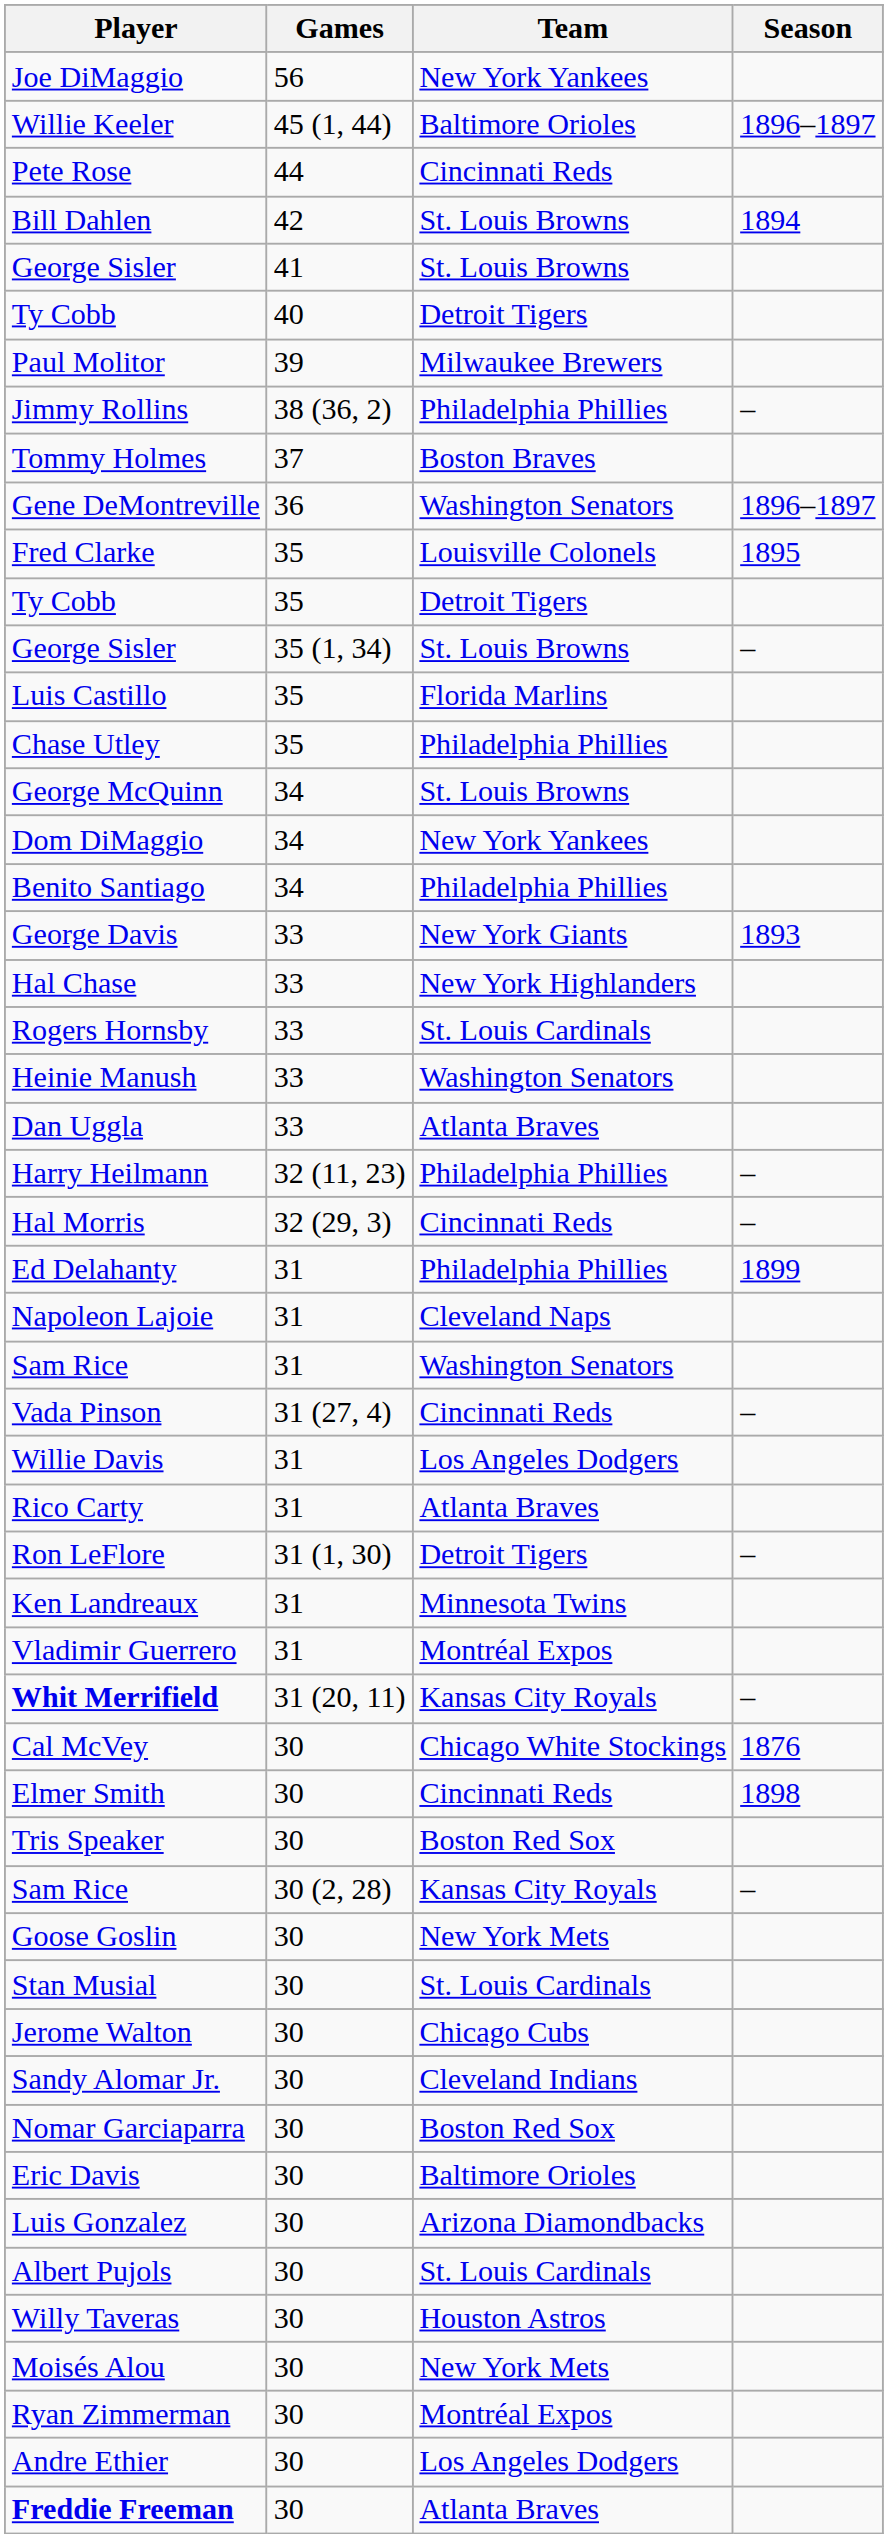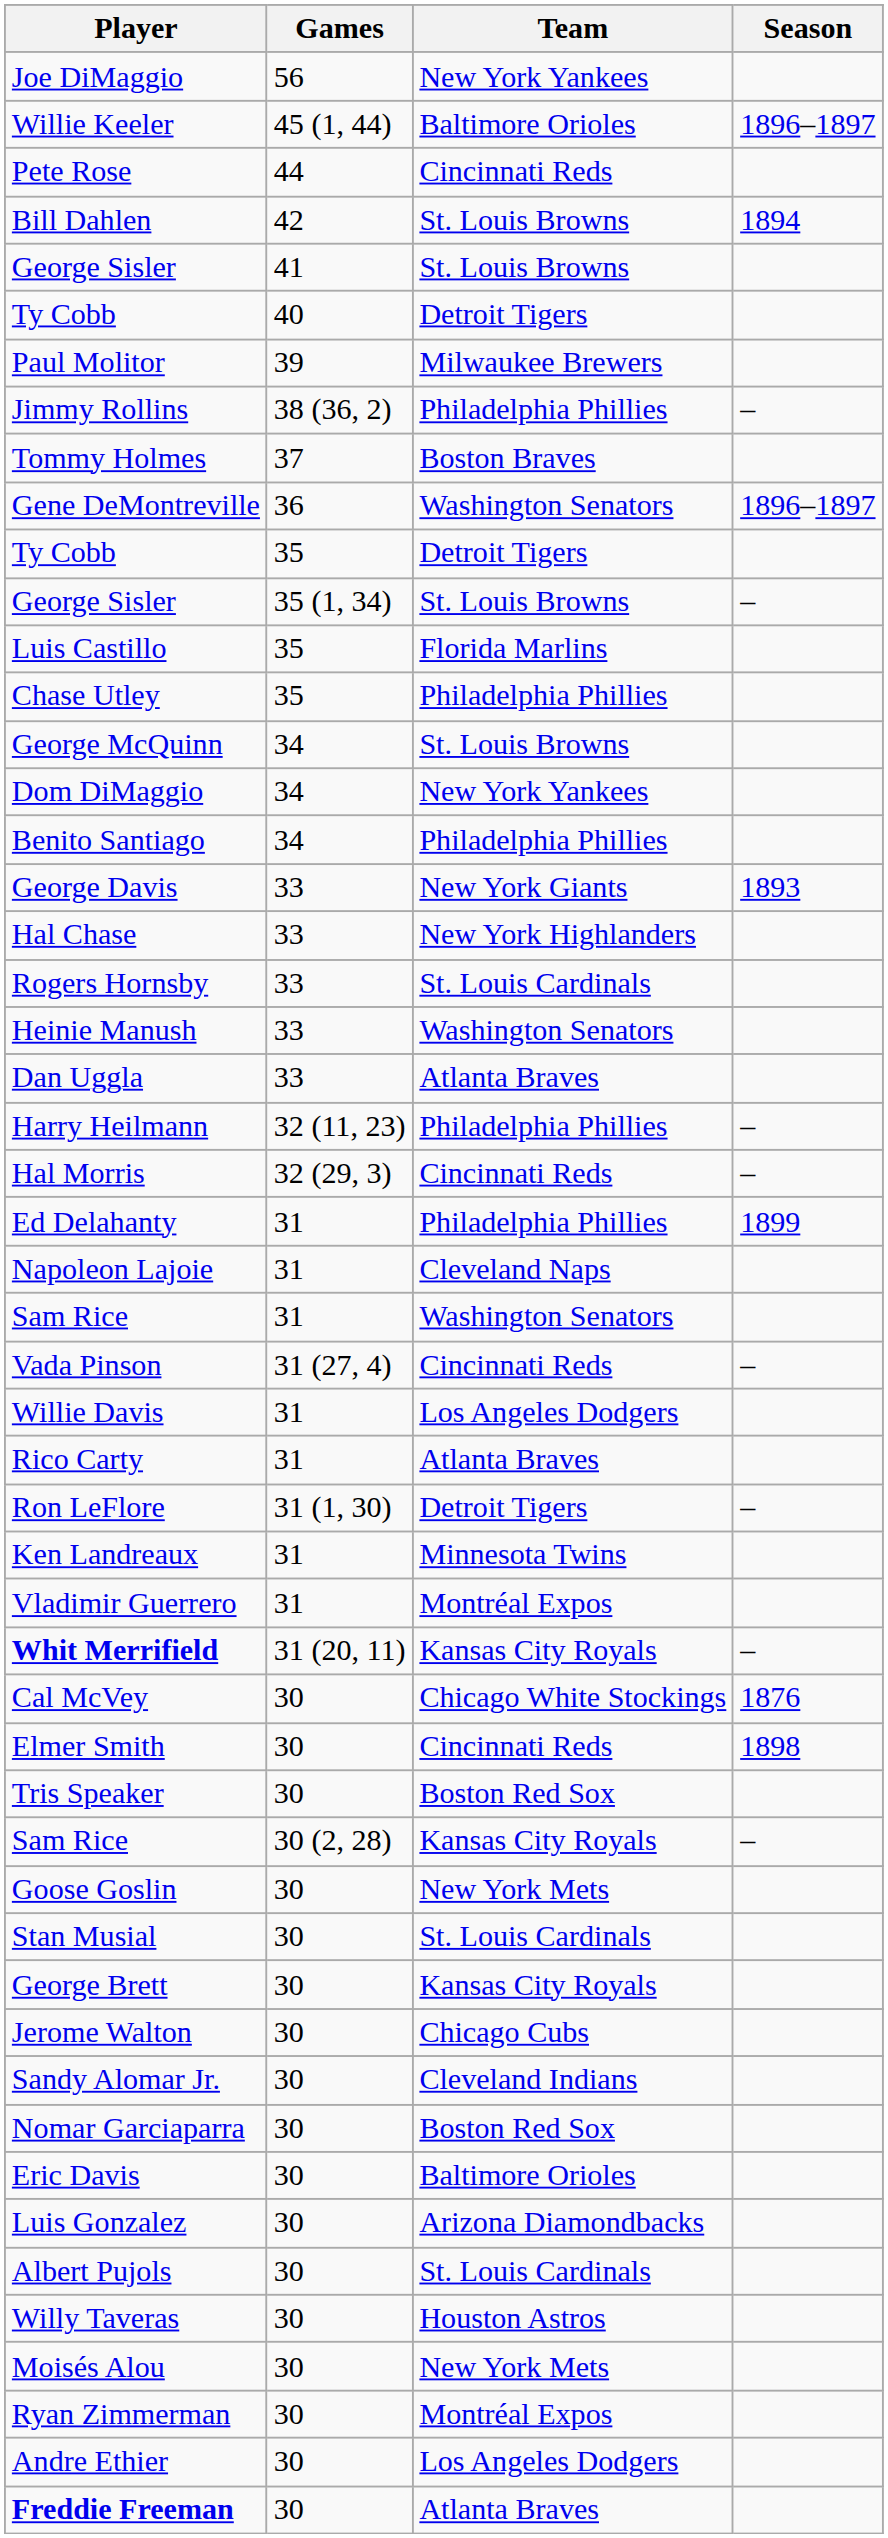- row: (83, 553)
+ row: (90, 1984)
